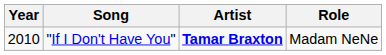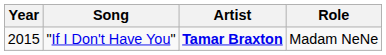(24, 38) 2010 -> (24, 38) 2015
